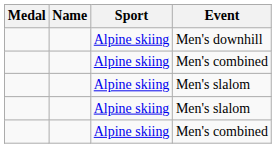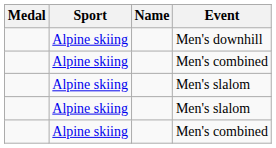columns swapped: (70, 16) <-> (132, 16)
